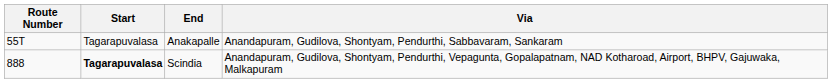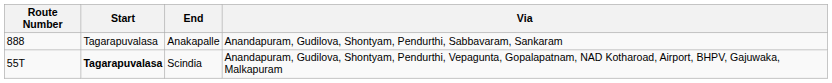(16, 41) 55T -> (16, 41) 888
(16, 64) 888 -> (16, 64) 55T
